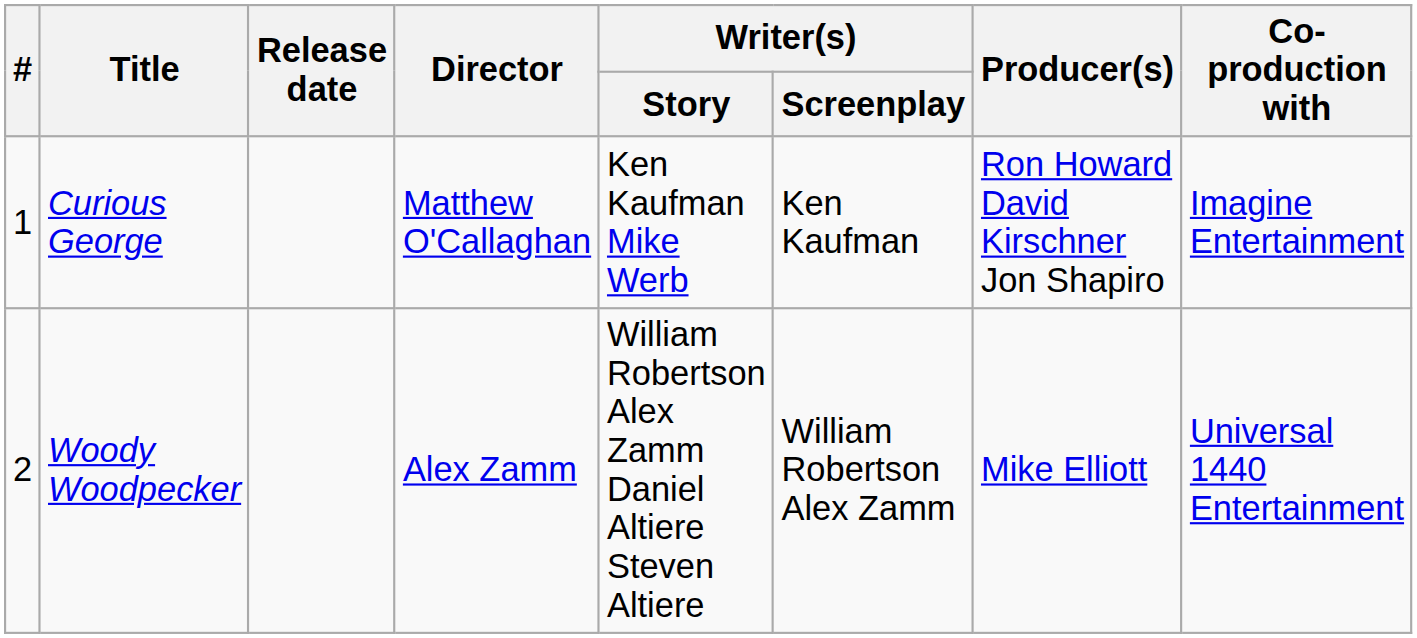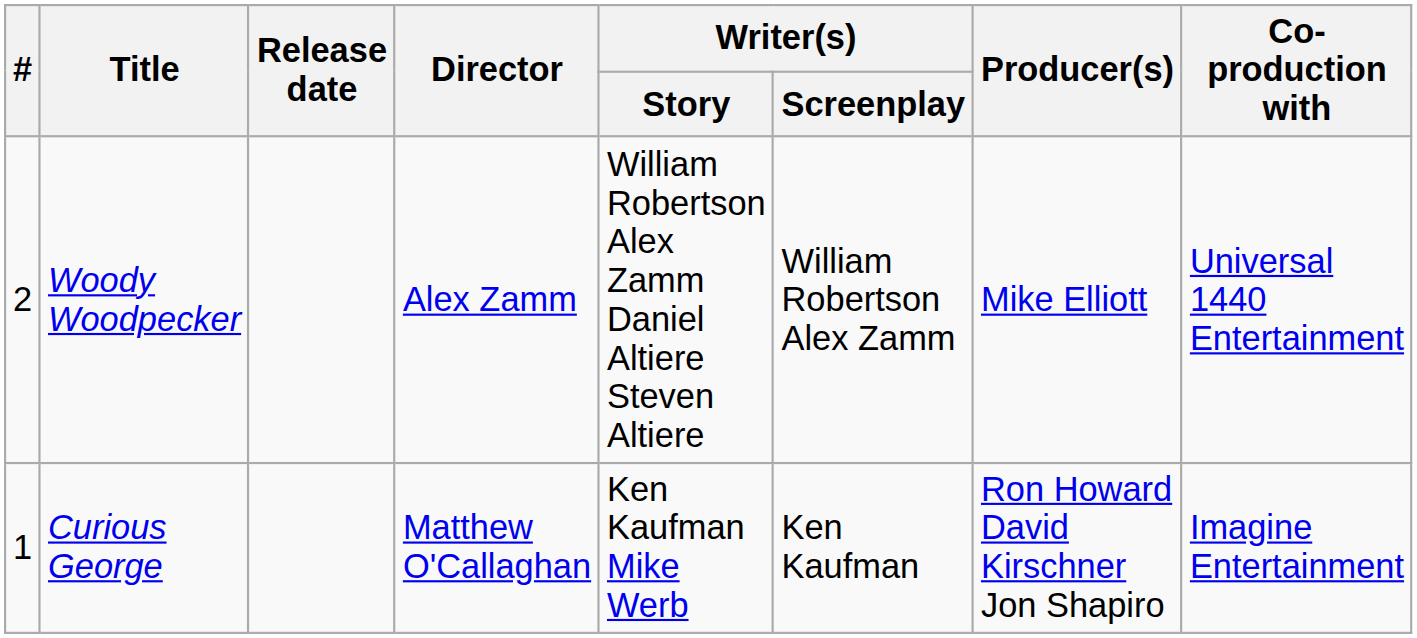rows swapped: (107, 221) <-> (145, 469)
